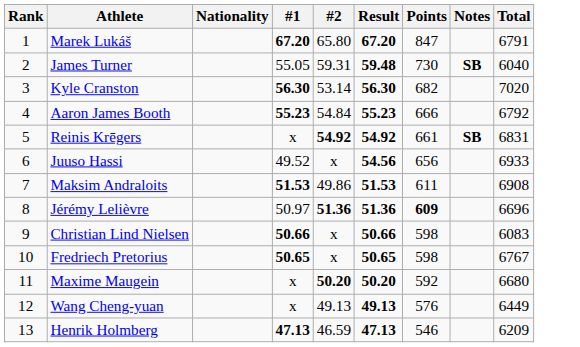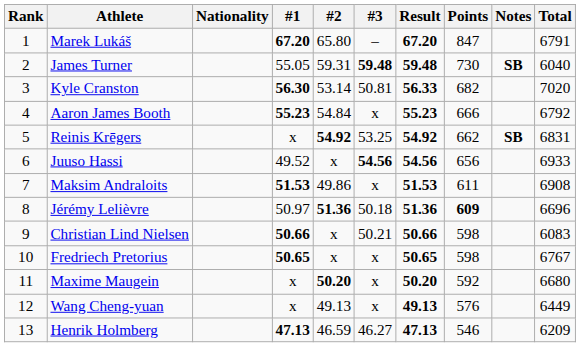+ column: (375, 16)
(379, 88) 56.30 -> (420, 88) 56.33
(427, 137) 661 -> (468, 137) 662
